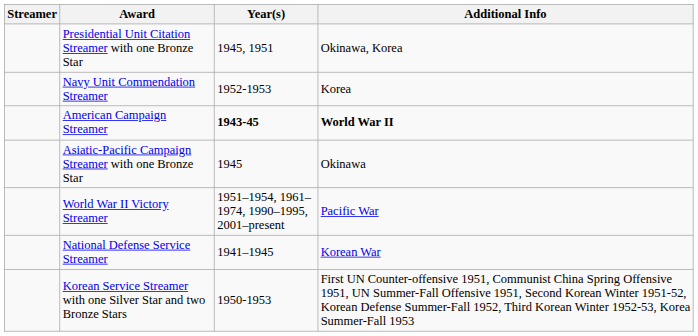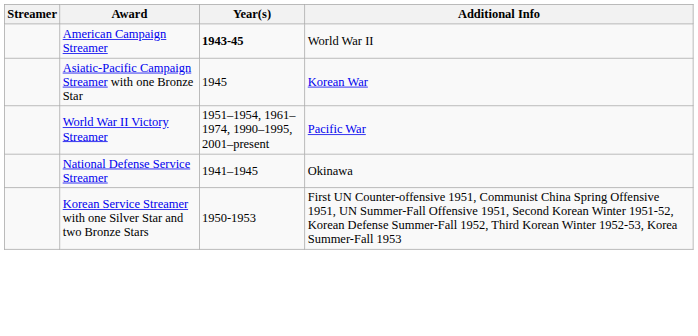- row: (128, 48)
- row: (129, 89)
(357, 122) bold -> (341, 41) normal
(343, 163) Okinawa -> (338, 82) Korean War
(351, 252) Korean War -> (330, 170) Okinawa
